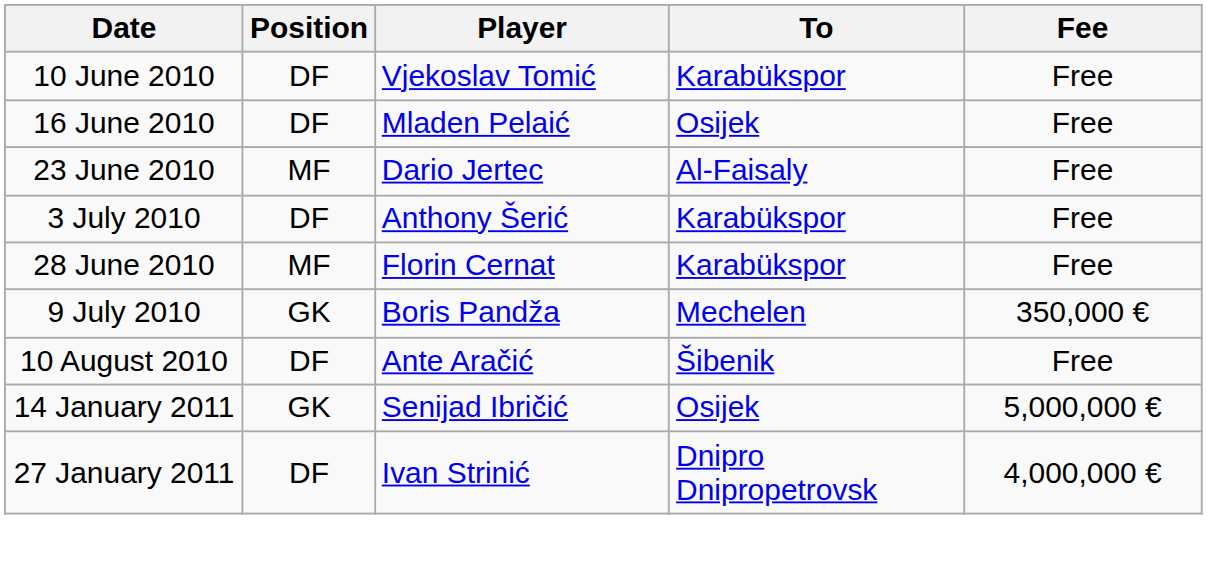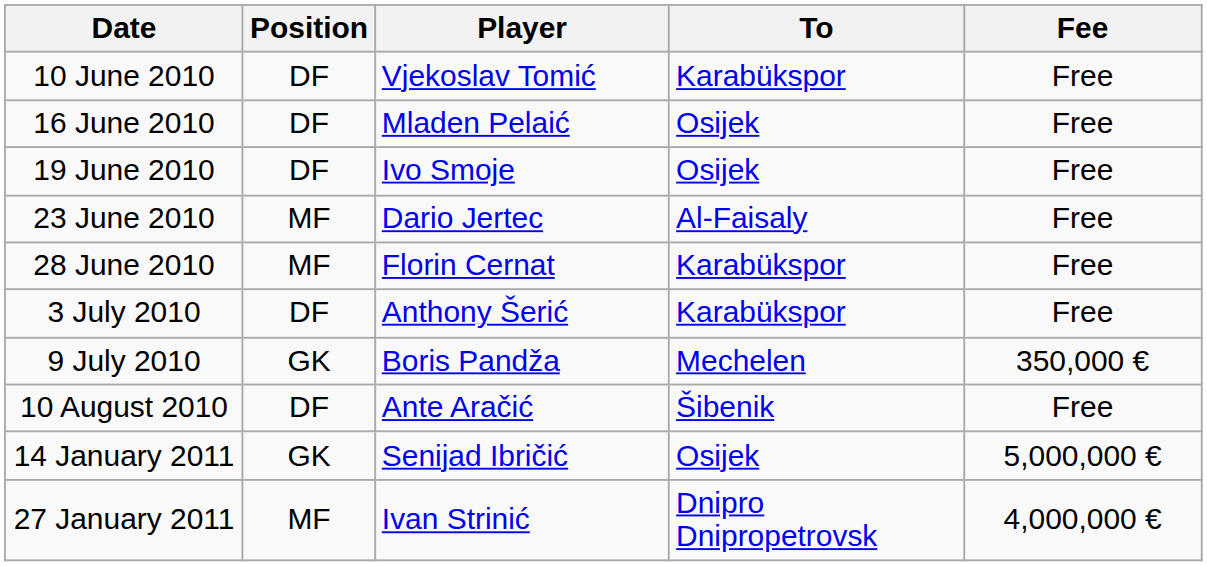+ row: (124, 170)
rows swapped: (124, 265) <-> (124, 218)
(309, 472) DF -> (309, 519) MF
